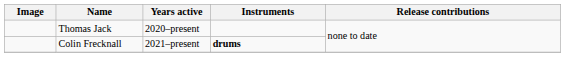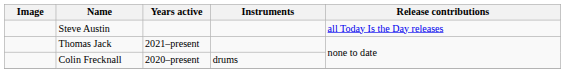+ row: (84, 28)
(172, 28) 2020–present -> (172, 44) 2021–present
(172, 44) 2021–present -> (172, 60) 2020–present
(227, 44) bold -> (225, 60) normal
